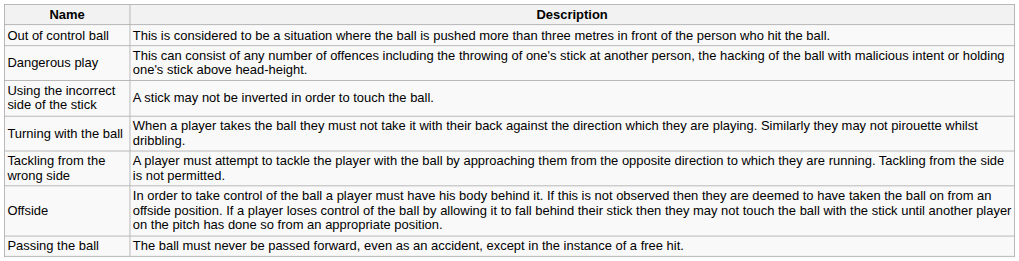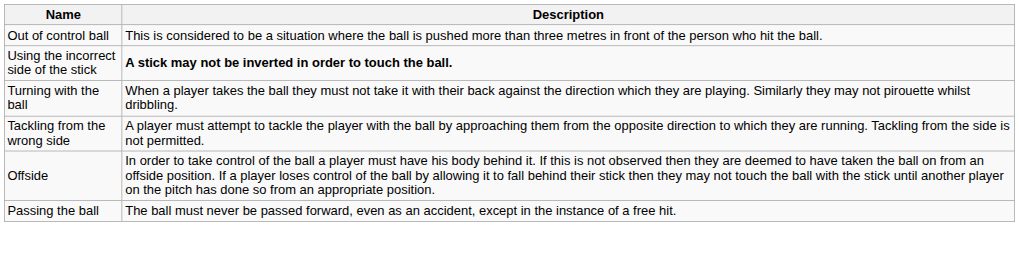- row: (53, 63)
(283, 98) normal -> (289, 63) bold
